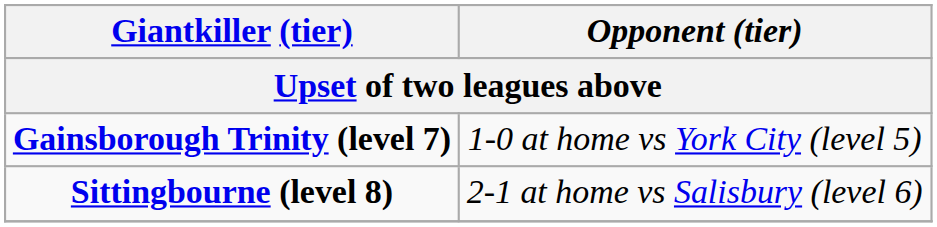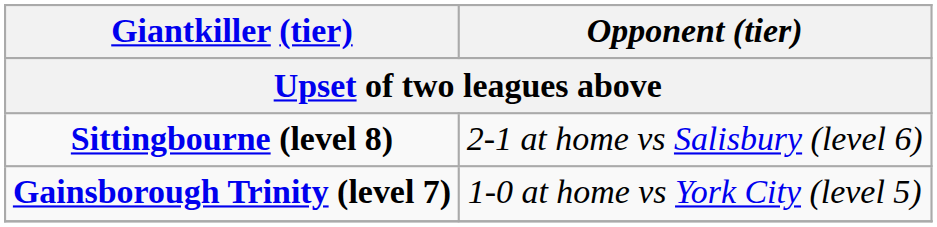rows swapped: (232, 138) <-> (232, 192)
